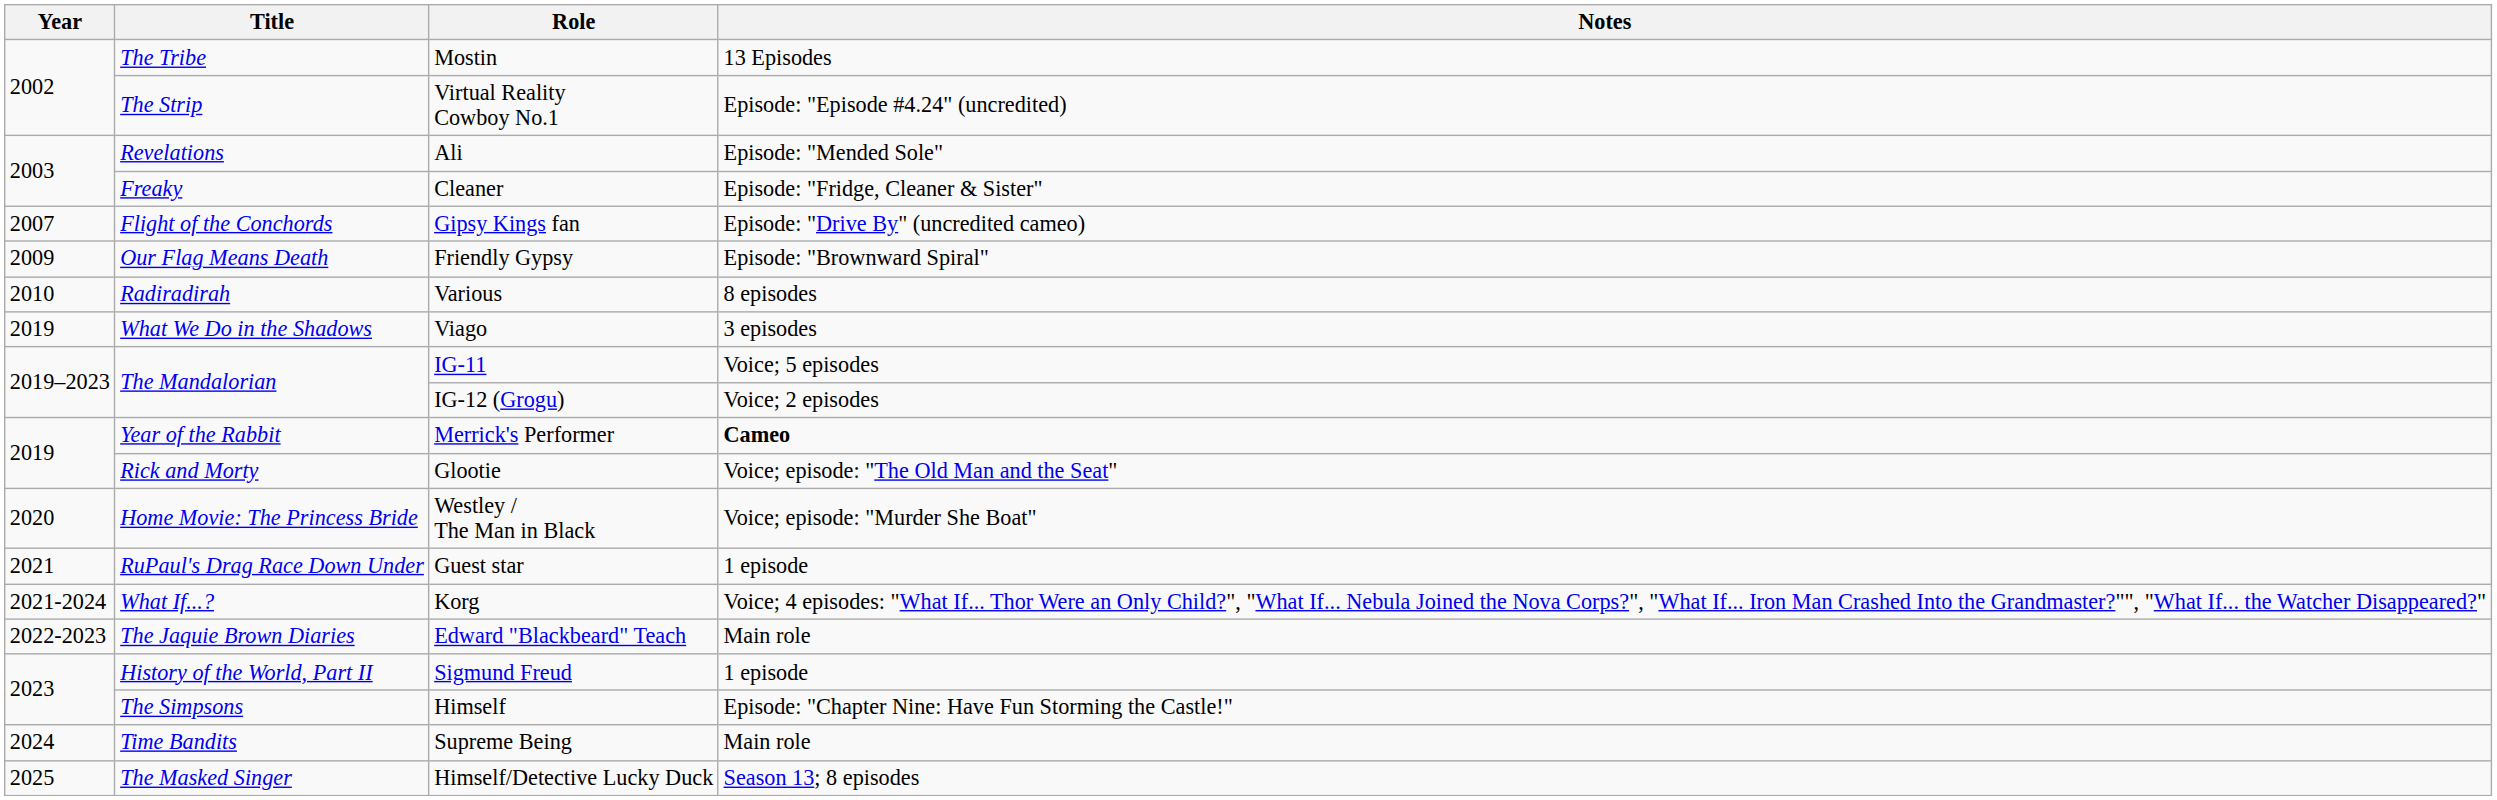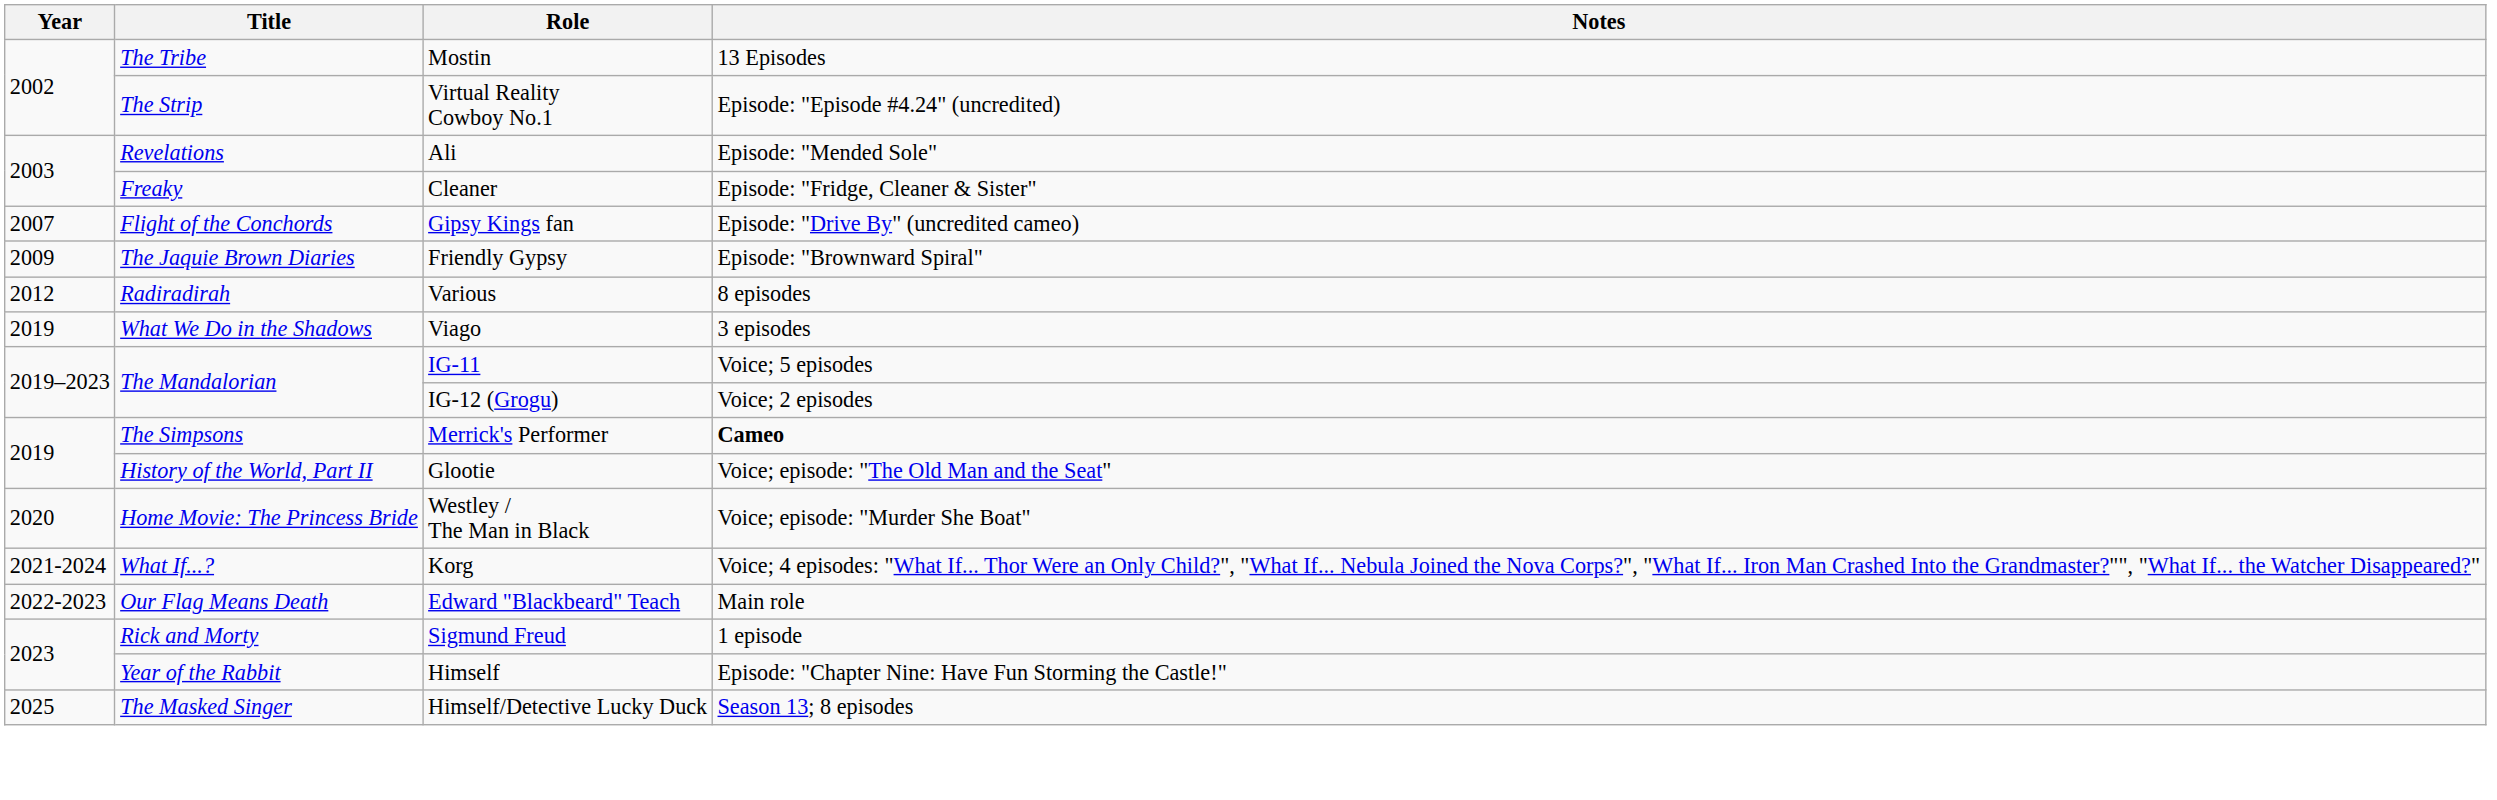(224, 258) Our Flag Means Death -> (237, 258) The Jaquie Brown Diaries
(32, 294) 2010 -> (32, 294) 2012
(200, 435) Year of the Rabbit -> (182, 435) The Simpsons
(189, 470) Rick and Morty -> (246, 470) History of the World, Part II
- row: (479, 565)
(237, 636) The Jaquie Brown Diaries -> (224, 601) Our Flag Means Death
(246, 671) History of the World, Part II -> (189, 636) Rick and Morty
(182, 707) The Simpsons -> (200, 671) Year of the Rabbit
- row: (503, 742)
